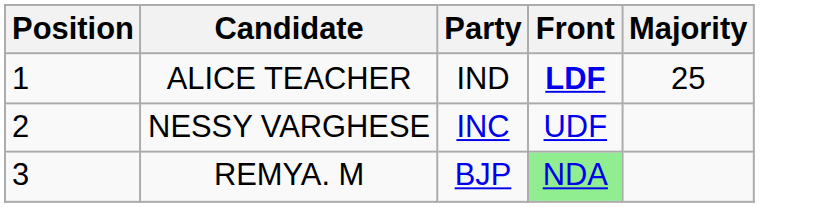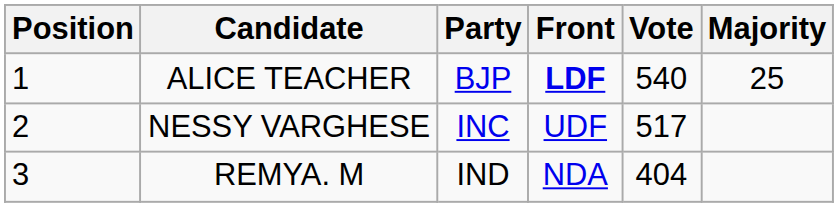+ column: (661, 28)
(483, 77) IND -> (483, 77) BJP
(483, 175) BJP -> (483, 175) IND
(575, 175) lightgreen background -> (575, 175) no background
